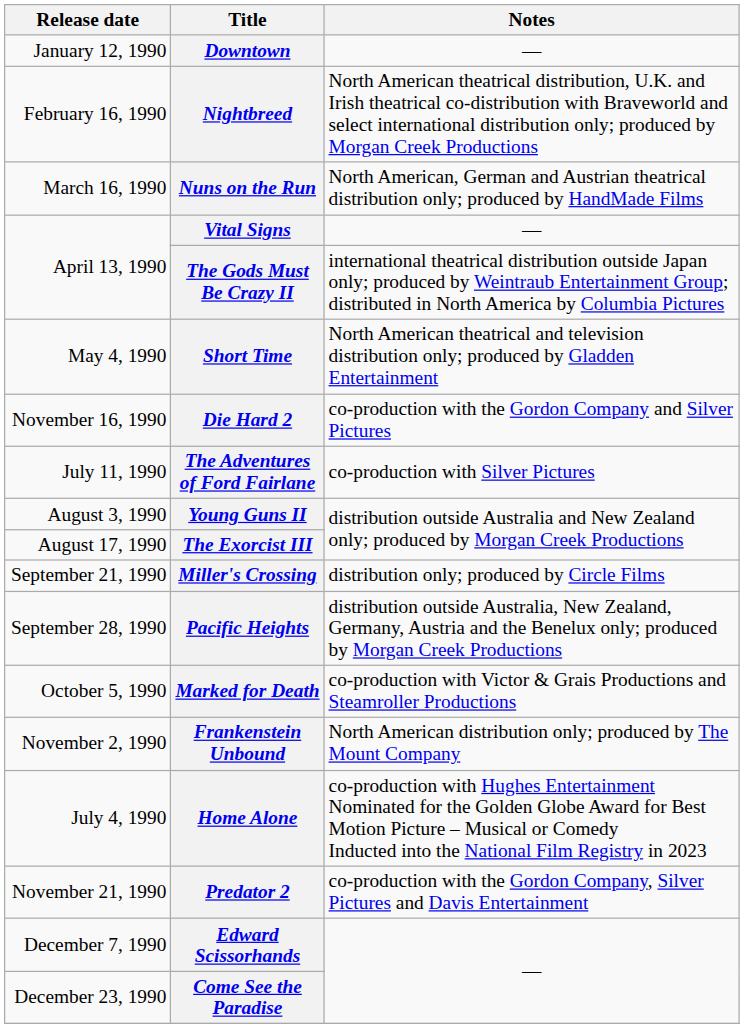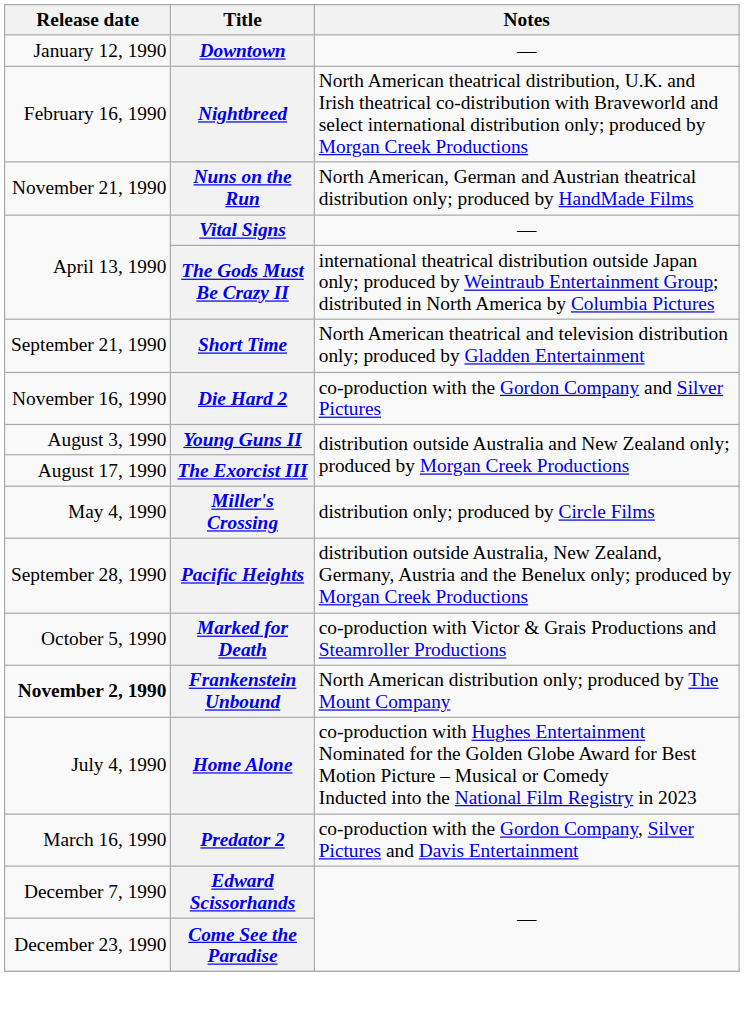(105, 188) March 16, 1990 -> (89, 188) November 21, 1990
(117, 356) May 4, 1990 -> (89, 345) September 21, 1990
- row: (247, 472)
(89, 575) September 21, 1990 -> (117, 512) May 4, 1990
(94, 743) normal -> (92, 691) bold
(89, 892) November 21, 1990 -> (105, 839) March 16, 1990
